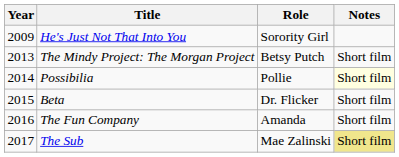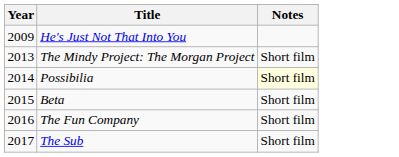- column: (296, 15)
(364, 141) khaki background -> (288, 141) no background
